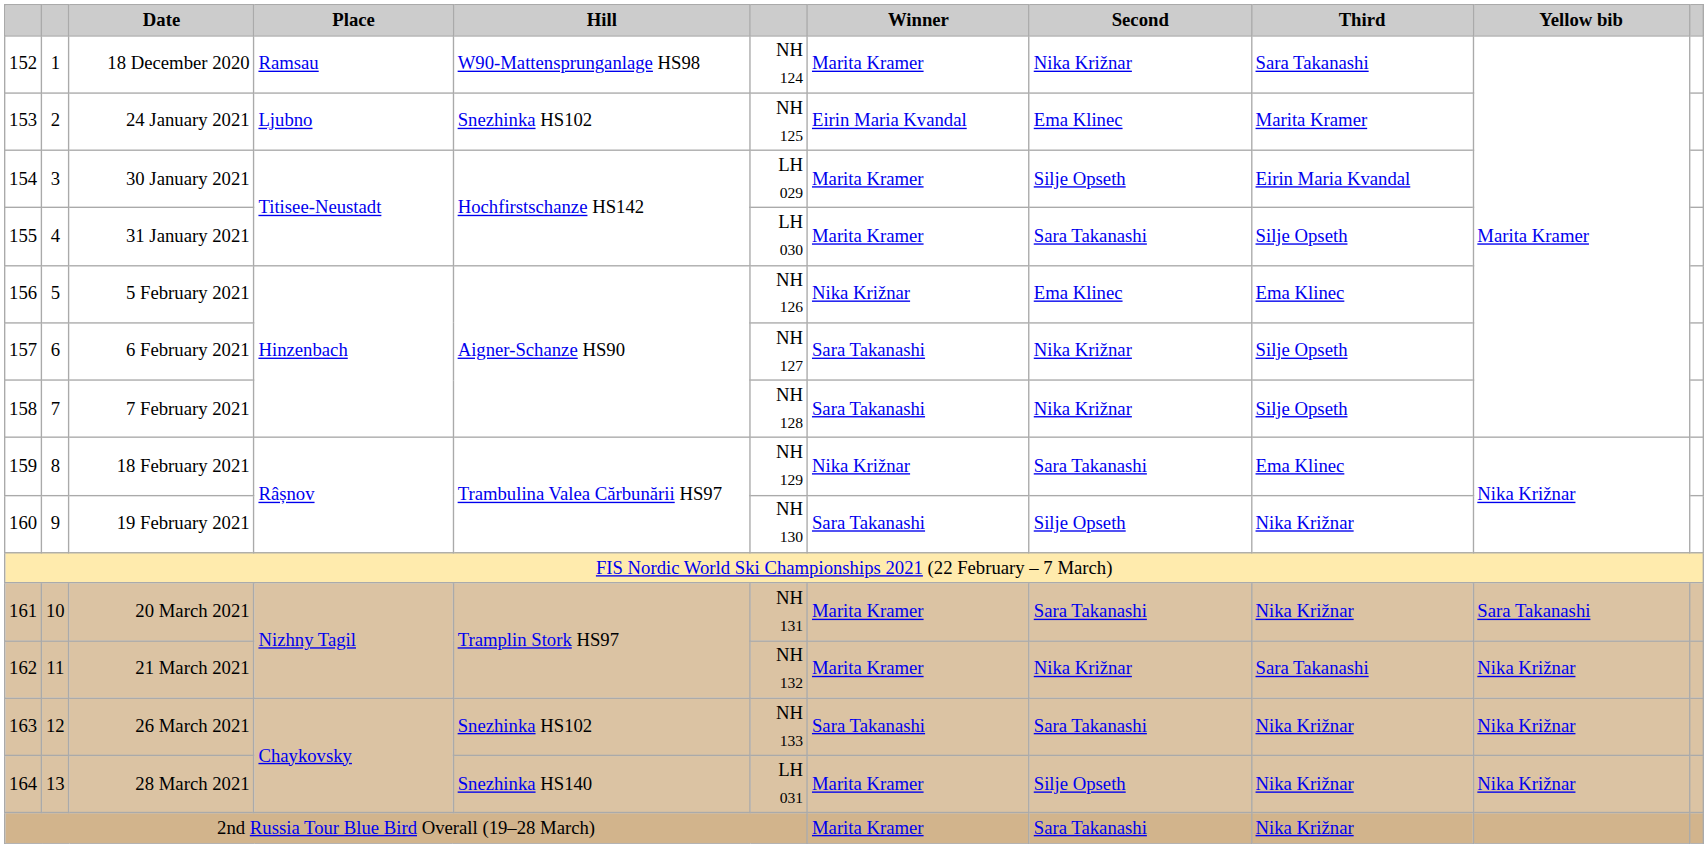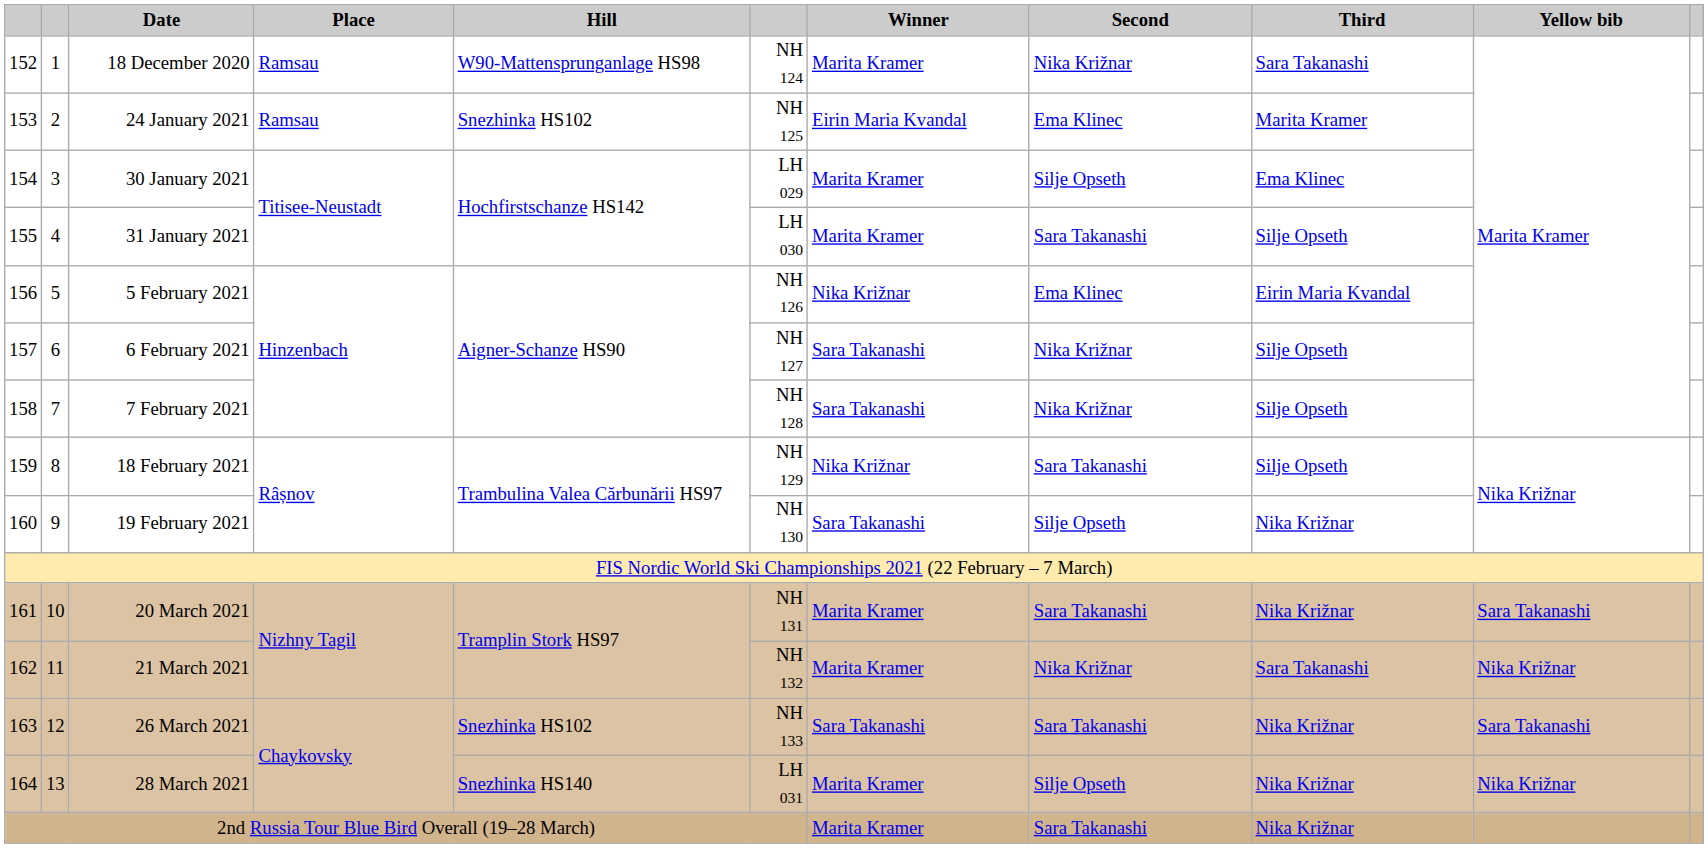(285, 121) Ljubno -> (289, 121) Ramsau
(1333, 178) Eirin Maria Kvandal -> (1300, 178) Ema Klinec
(1300, 293) Ema Klinec -> (1333, 293) Eirin Maria Kvandal
(1300, 465) Ema Klinec -> (1302, 465) Silje Opseth
(1526, 726) Nika Križnar -> (1534, 726) Sara Takanashi
